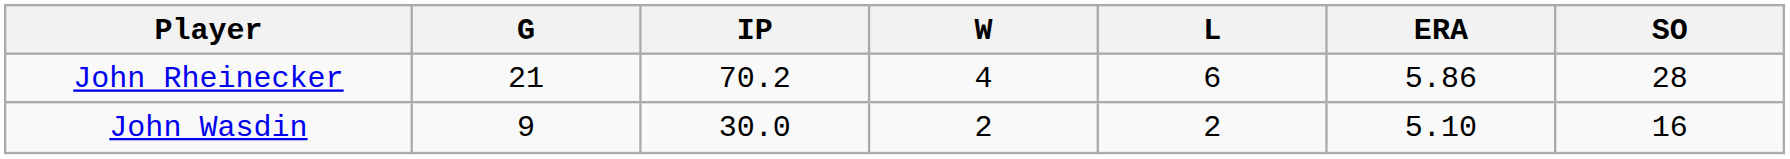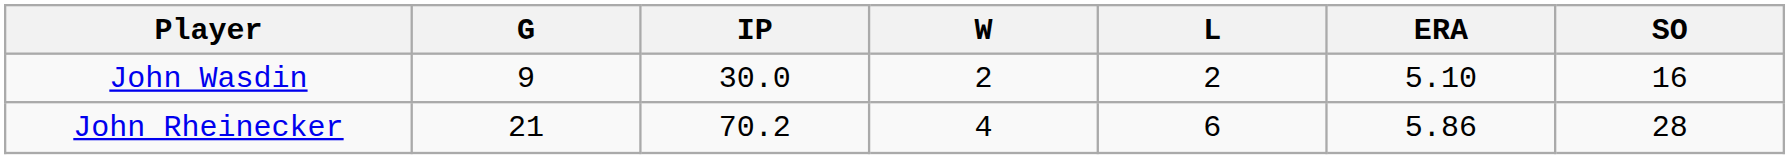rows swapped: (208, 79) <-> (208, 128)
